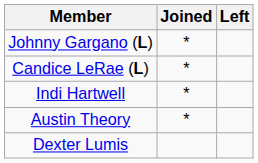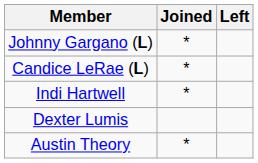rows swapped: (81, 119) <-> (81, 145)
